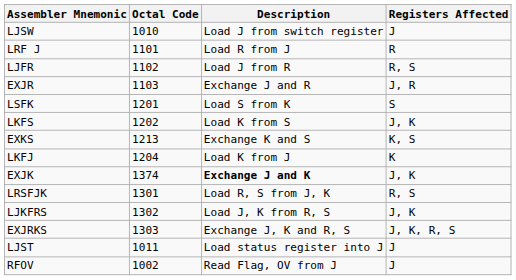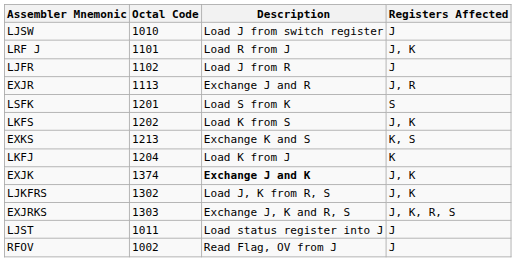(392, 49) R -> (402, 49) J, K
(402, 67) R, S -> (392, 67) J
(145, 85) 1103 -> (145, 85) 1113
- row: (27, 194)
